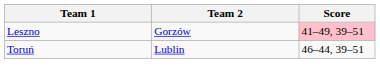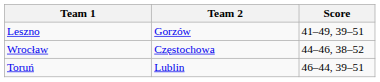(333, 31) pink background -> (333, 31) no background
+ row: (28, 49)
